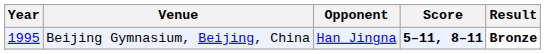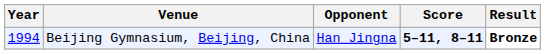(24, 38) 1995 -> (24, 38) 1994
